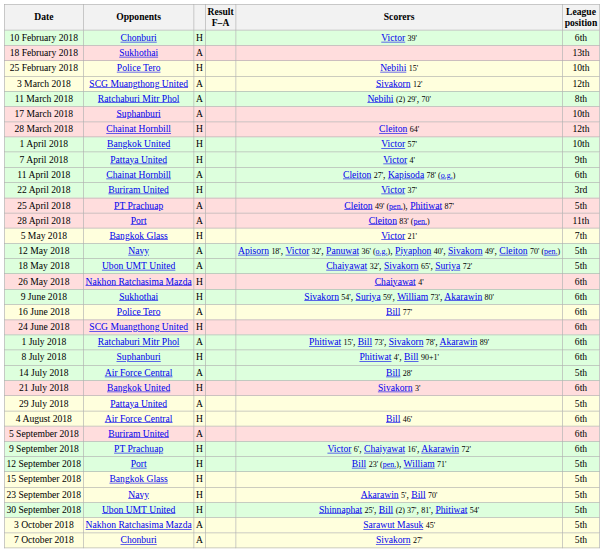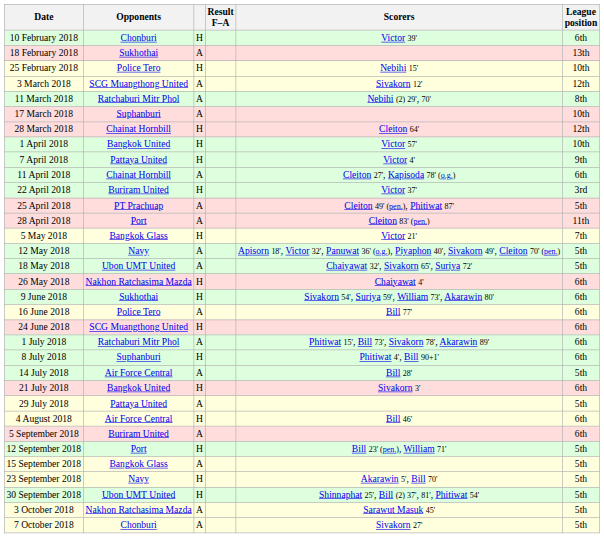- row: (44, 449)
(200, 479) H -> (200, 464) A
